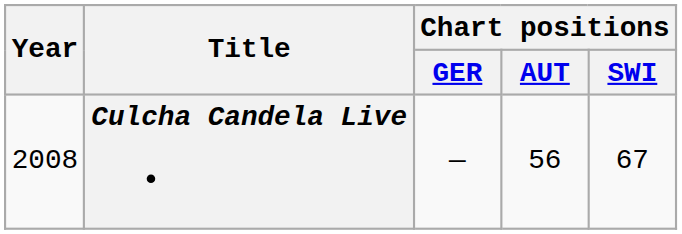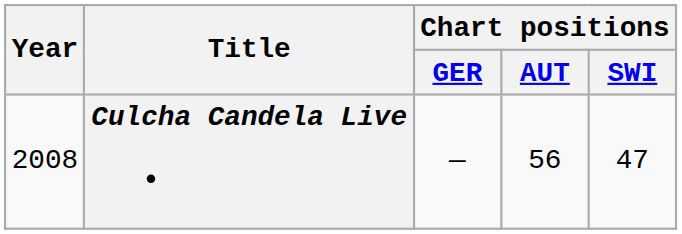(632, 162) 67 -> (632, 162) 47
